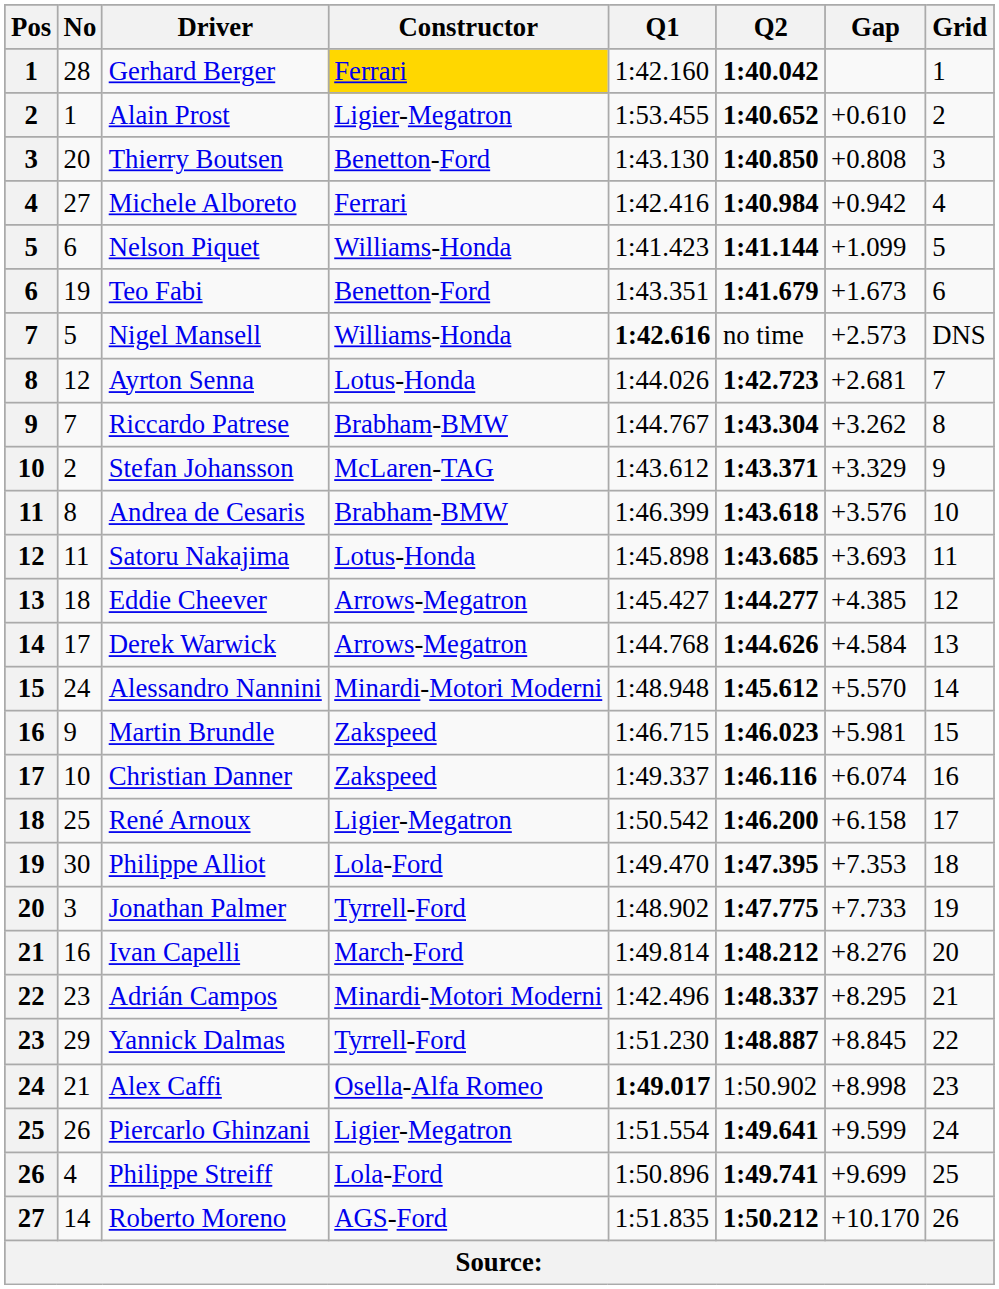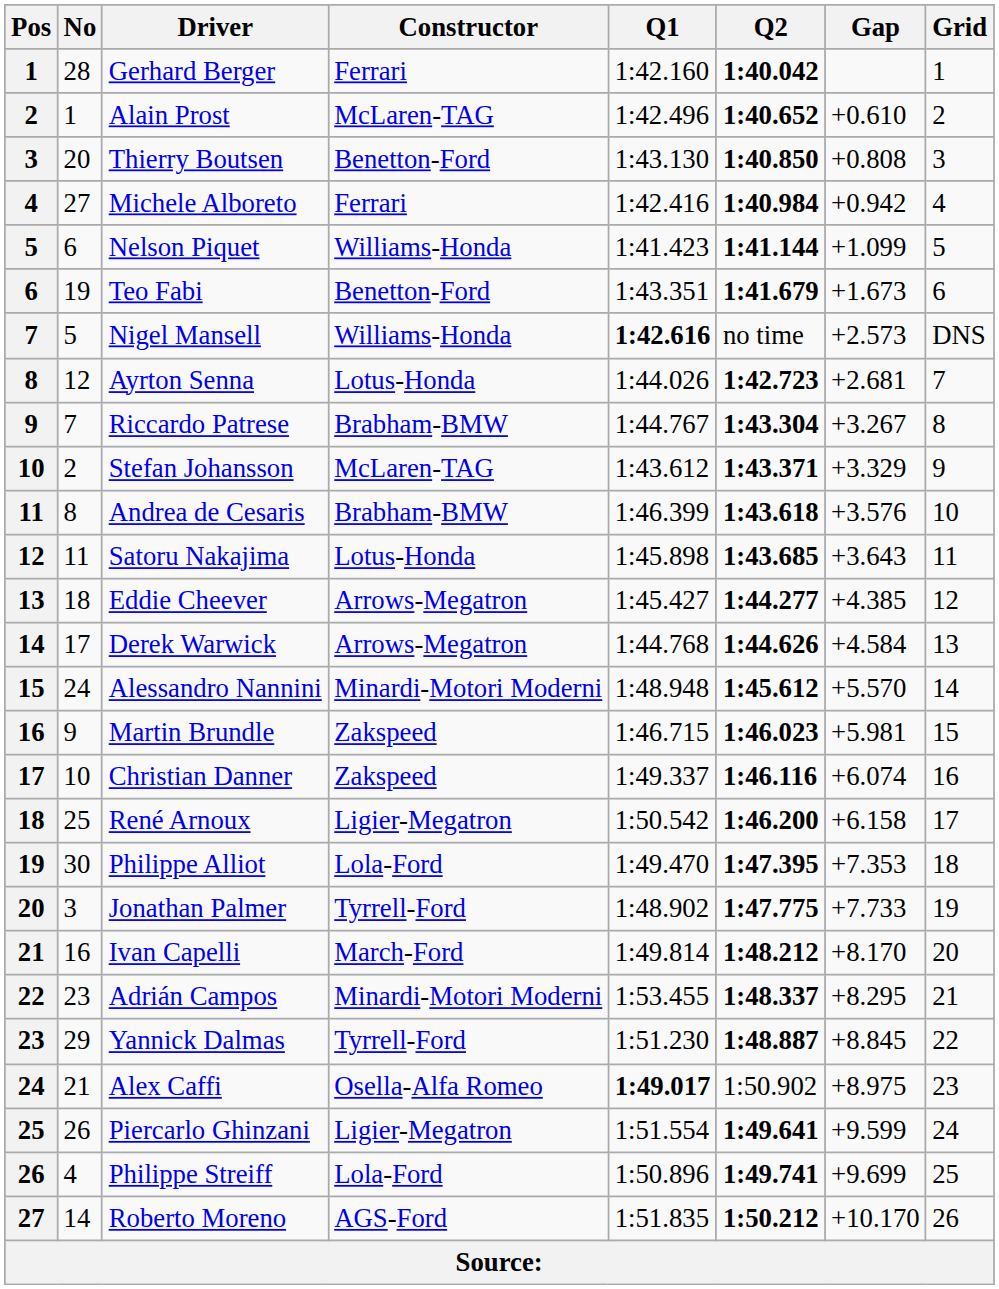(371, 70) gold background -> (371, 70) no background
(423, 114) Ligier-Megatron -> (414, 114) McLaren-TAG
(662, 114) 1:53.455 -> (662, 114) 1:42.496
(869, 423) +3.262 -> (869, 423) +3.267
(869, 556) +3.693 -> (869, 556) +3.643
(869, 953) +8.276 -> (869, 953) +8.170
(662, 997) 1:42.496 -> (662, 997) 1:53.455
(869, 1085) +8.998 -> (869, 1085) +8.975
